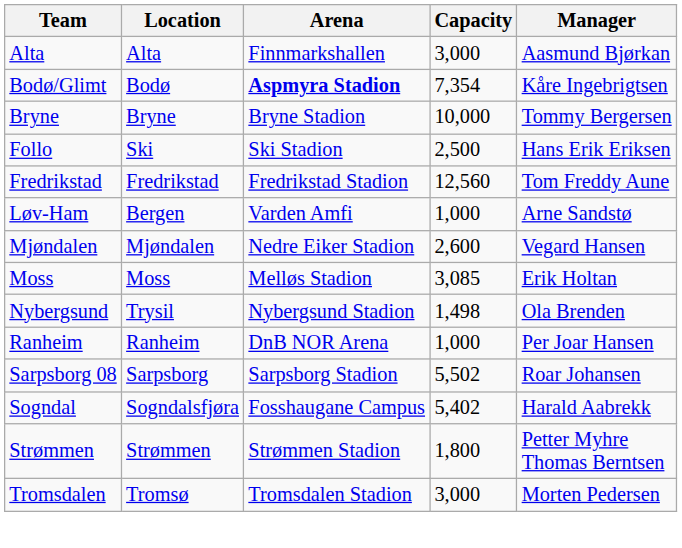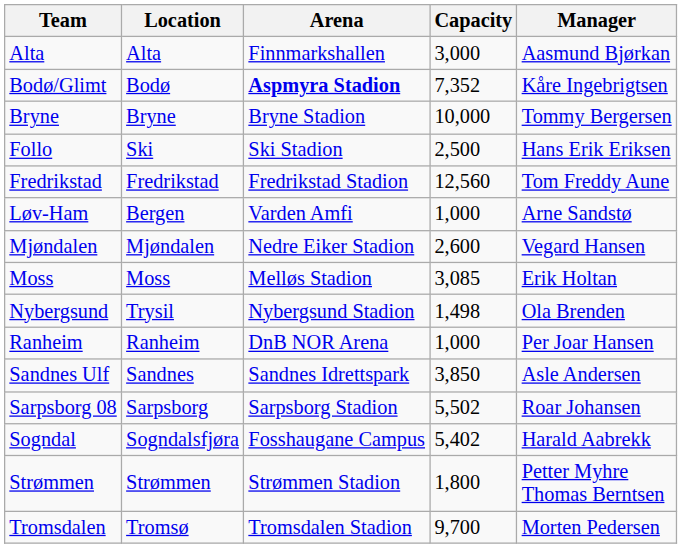(457, 85) 7,354 -> (457, 85) 7,352
+ row: (59, 375)
(457, 494) 3,000 -> (457, 526) 9,700
